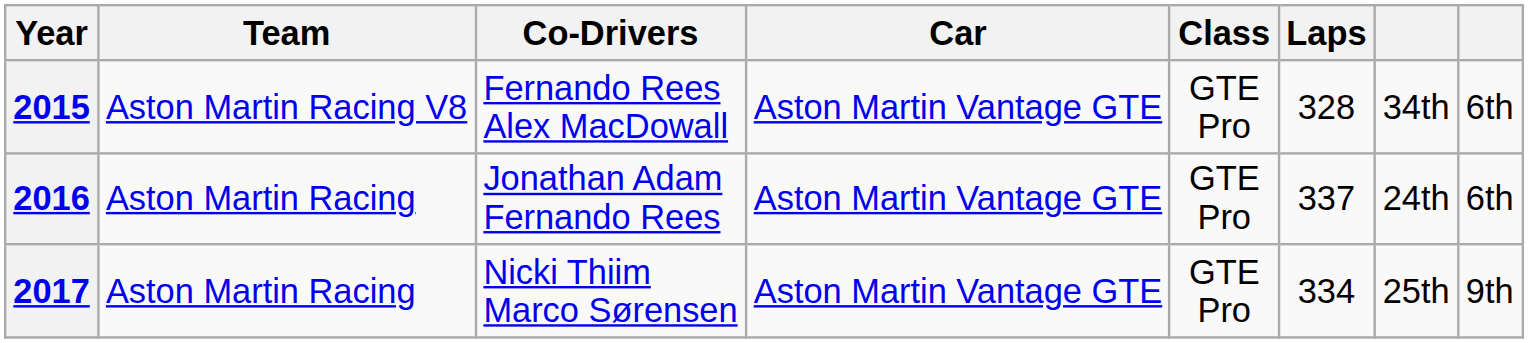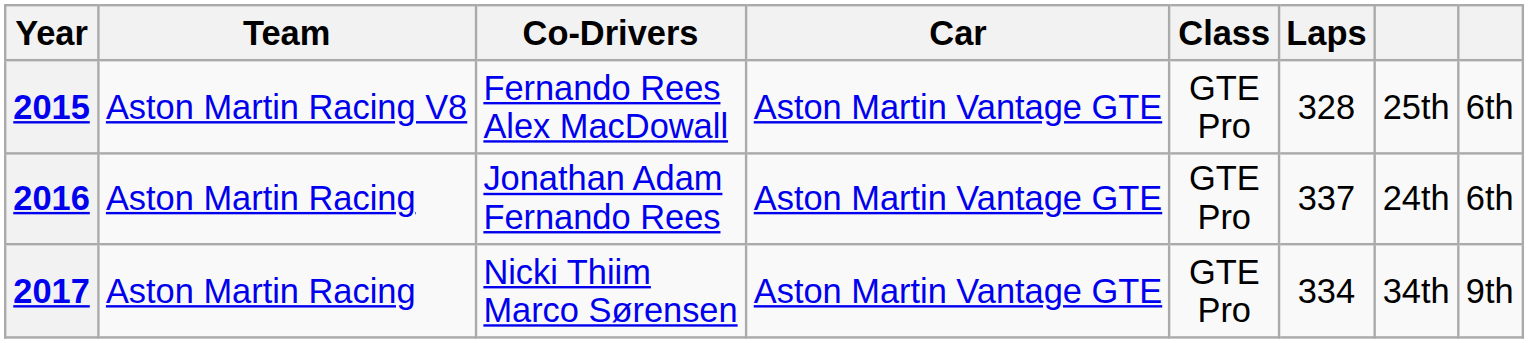(1416, 106) 34th -> (1416, 106) 25th
(1416, 291) 25th -> (1416, 291) 34th
